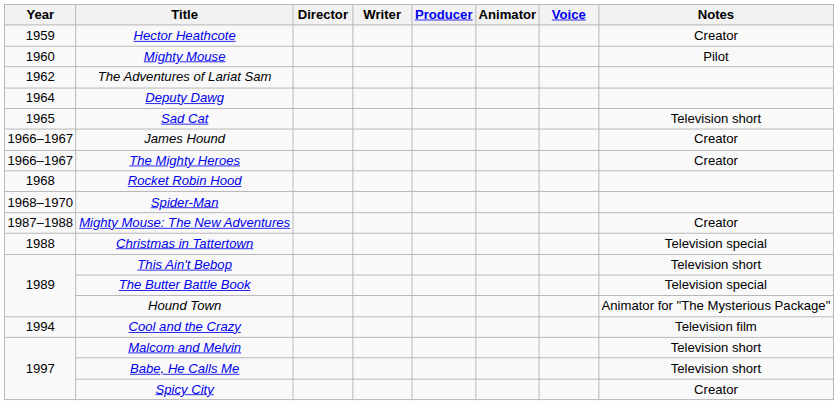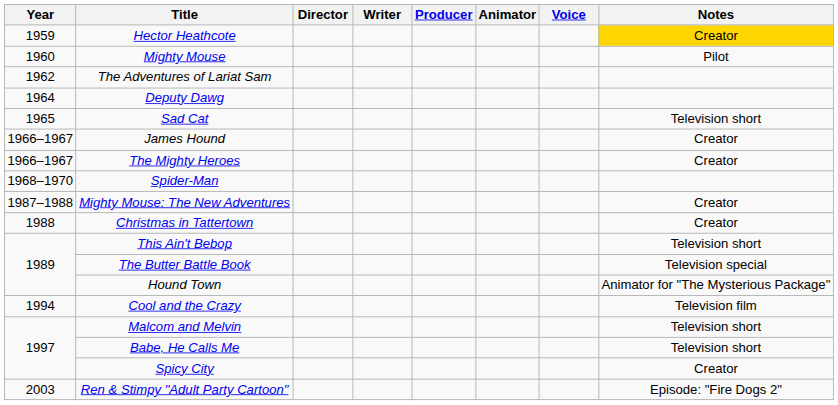(716, 35) no background -> (716, 35) gold background
- row: (185, 181)
(716, 243) Television special -> (716, 222) Creator
+ row: (185, 389)
